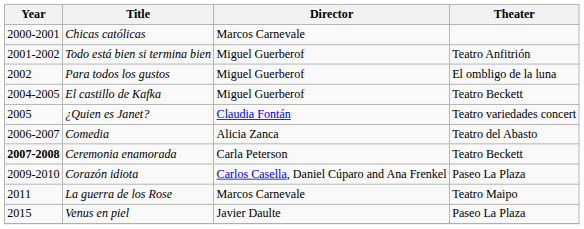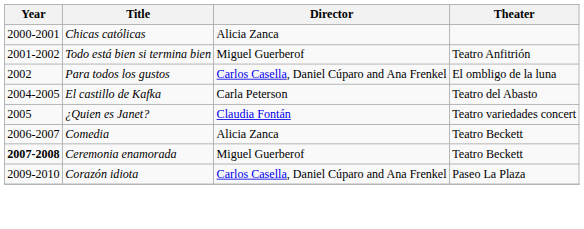(261, 34) Marcos Carnevale -> (248, 34) Alicia Zanca
(260, 74) Miguel Guerberof -> (332, 74) Carlos Casella, Daniel Cúparo and Ana Frenkel
(260, 94) Miguel Guerberof -> (252, 94) Carla Peterson
(488, 94) Teatro Beckett -> (495, 94) Teatro del Abasto
(495, 134) Teatro del Abasto -> (488, 134) Teatro Beckett
(252, 154) Carla Peterson -> (260, 154) Miguel Guerberof
- row: (119, 194)
- row: (97, 214)
